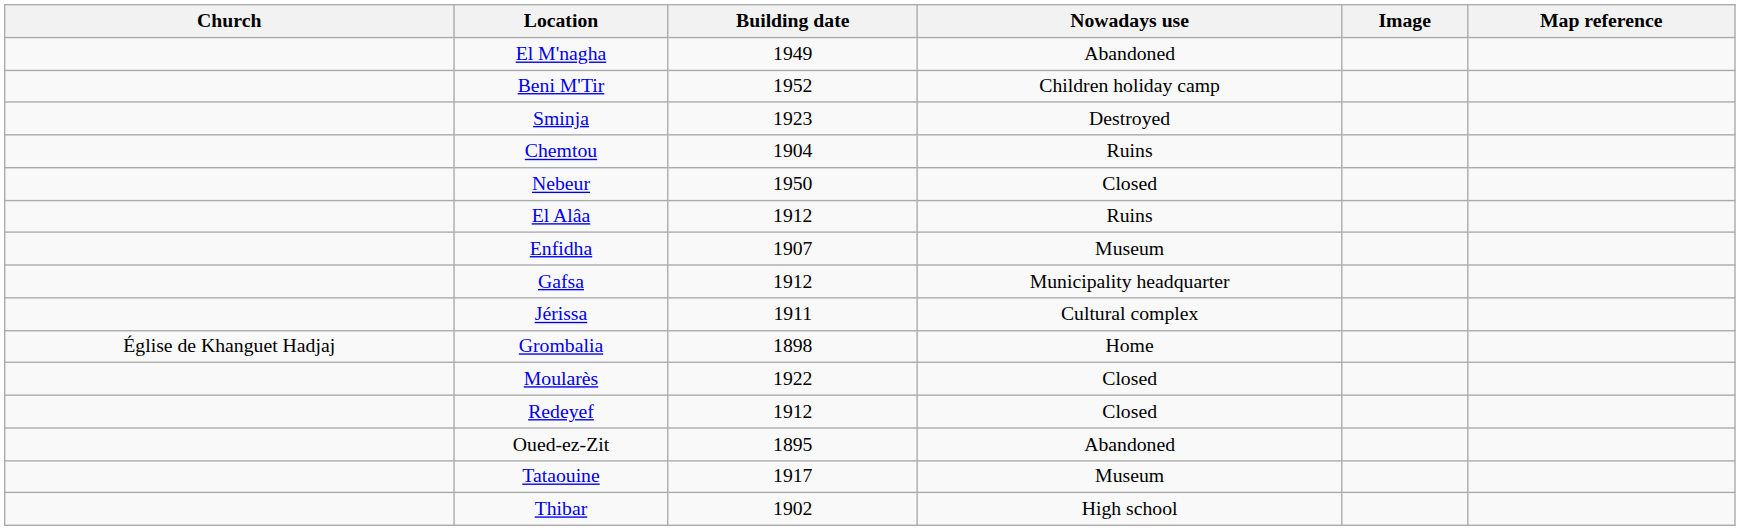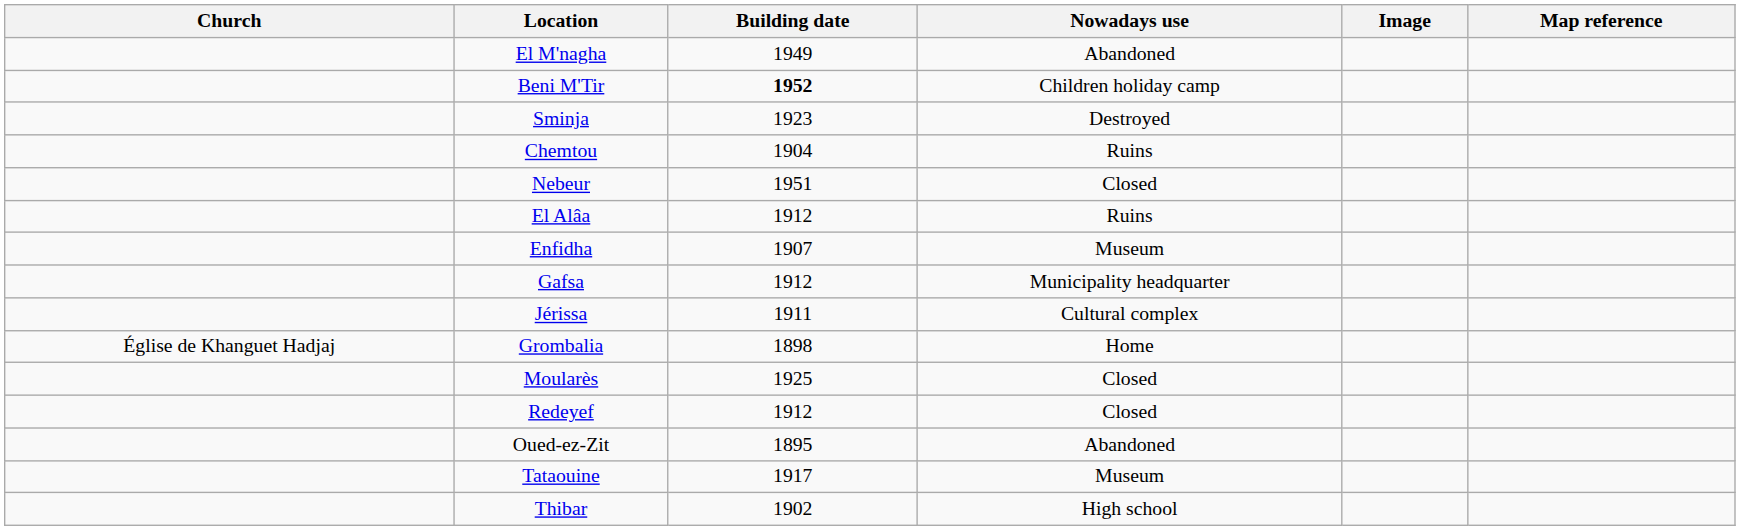(793, 86) normal -> (793, 86) bold
(793, 183) 1950 -> (793, 183) 1951
(793, 379) 1922 -> (793, 379) 1925
